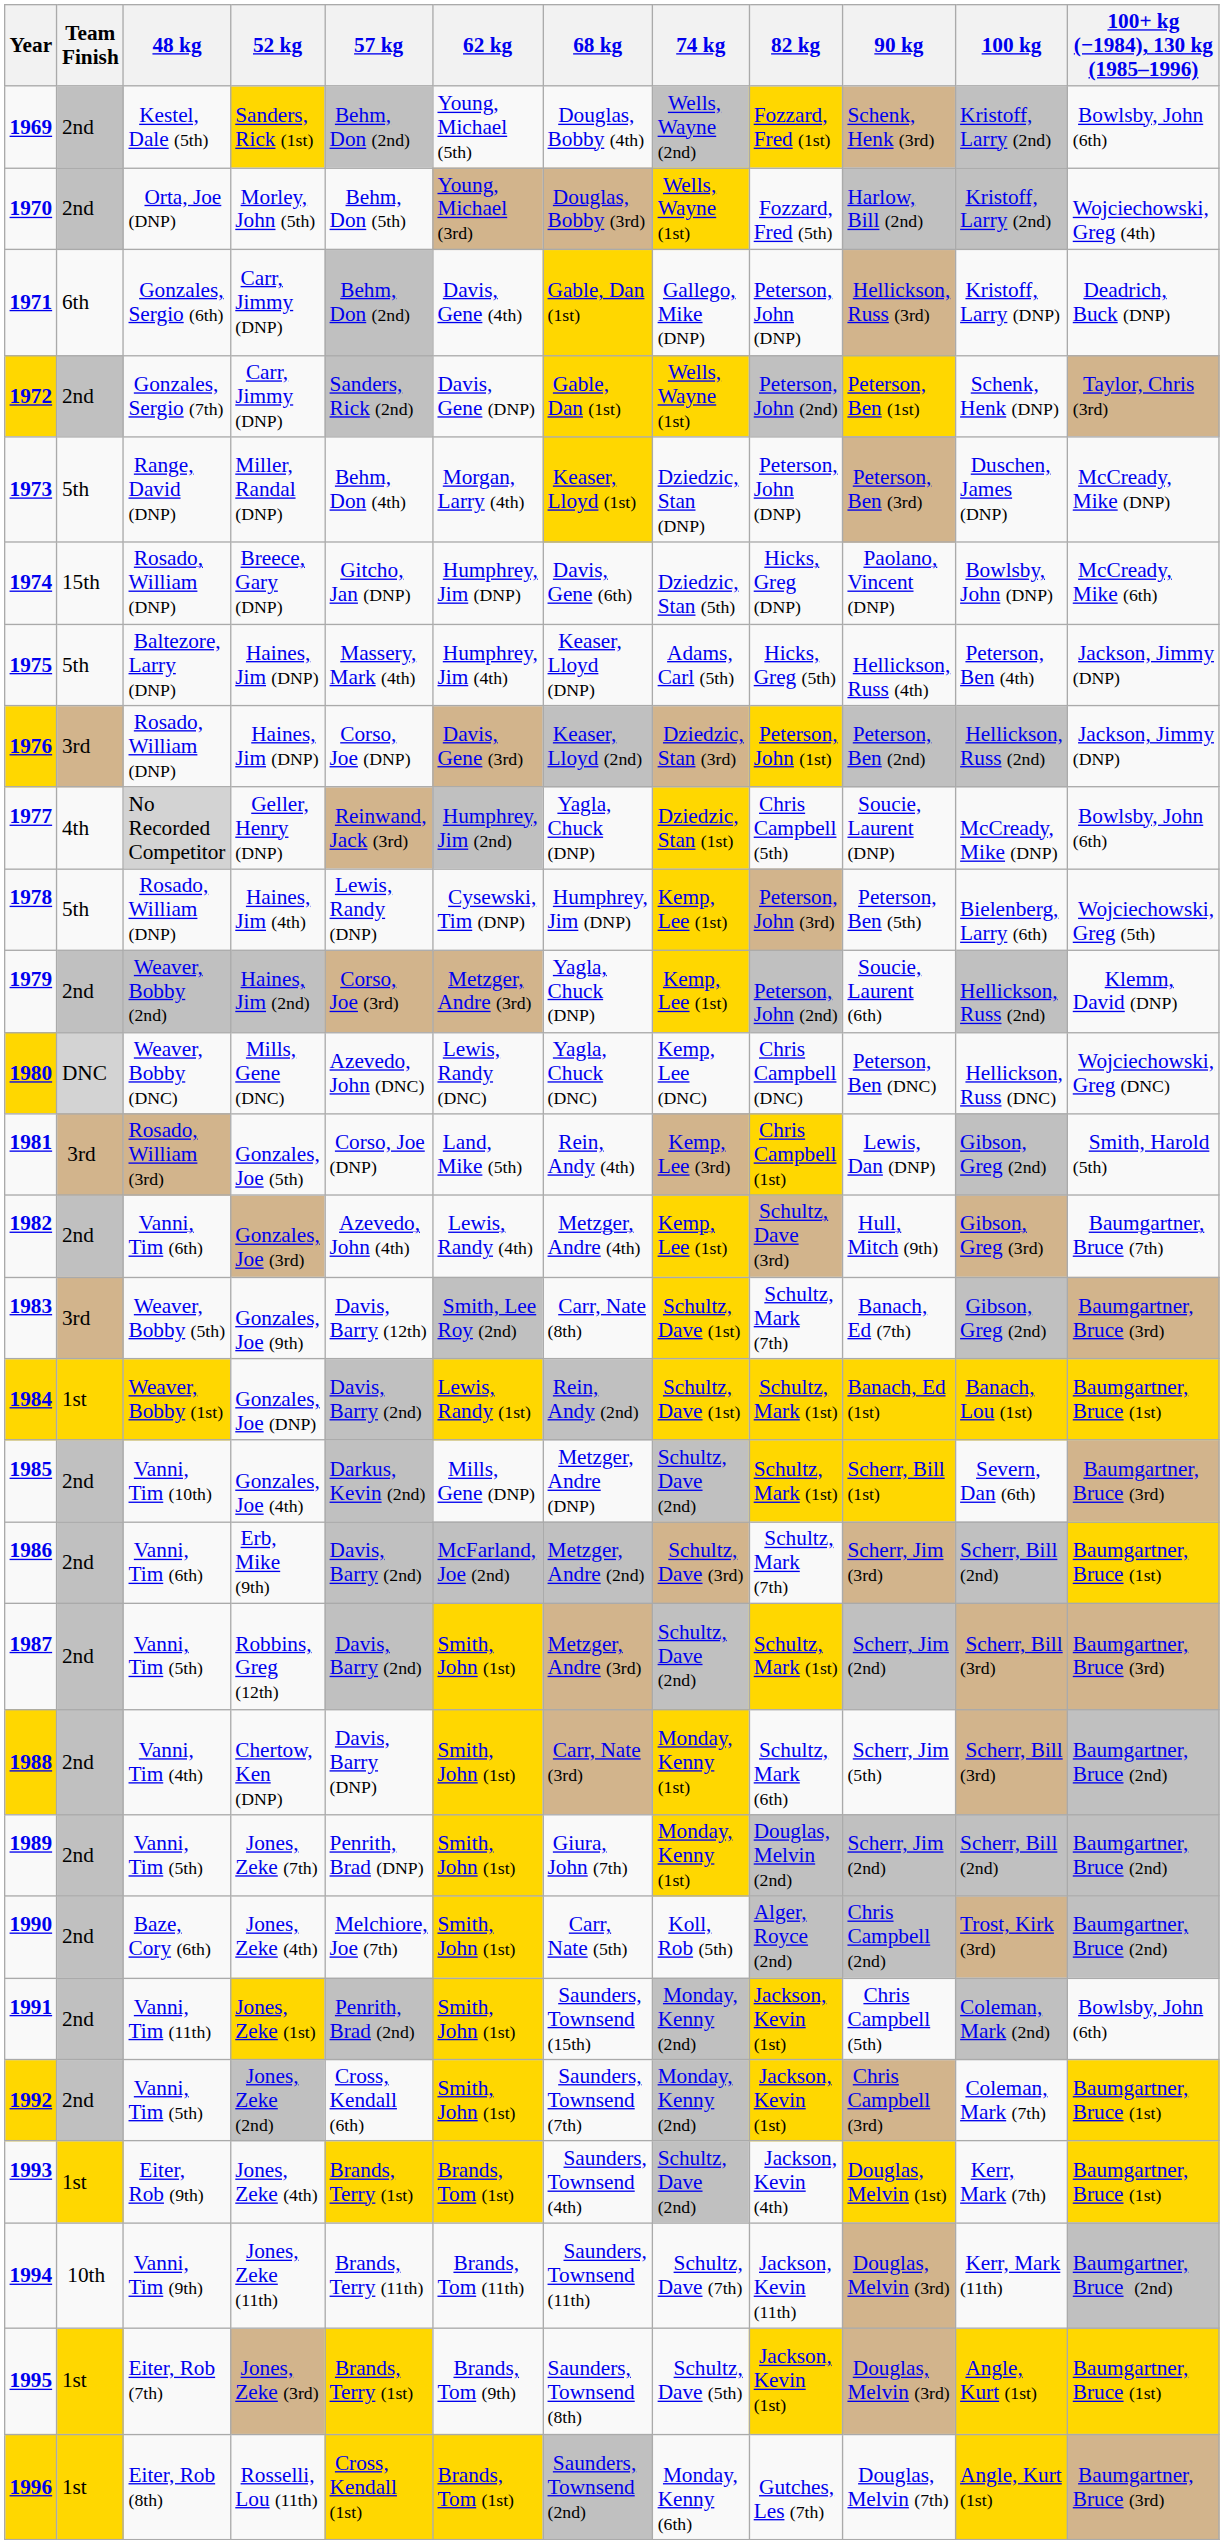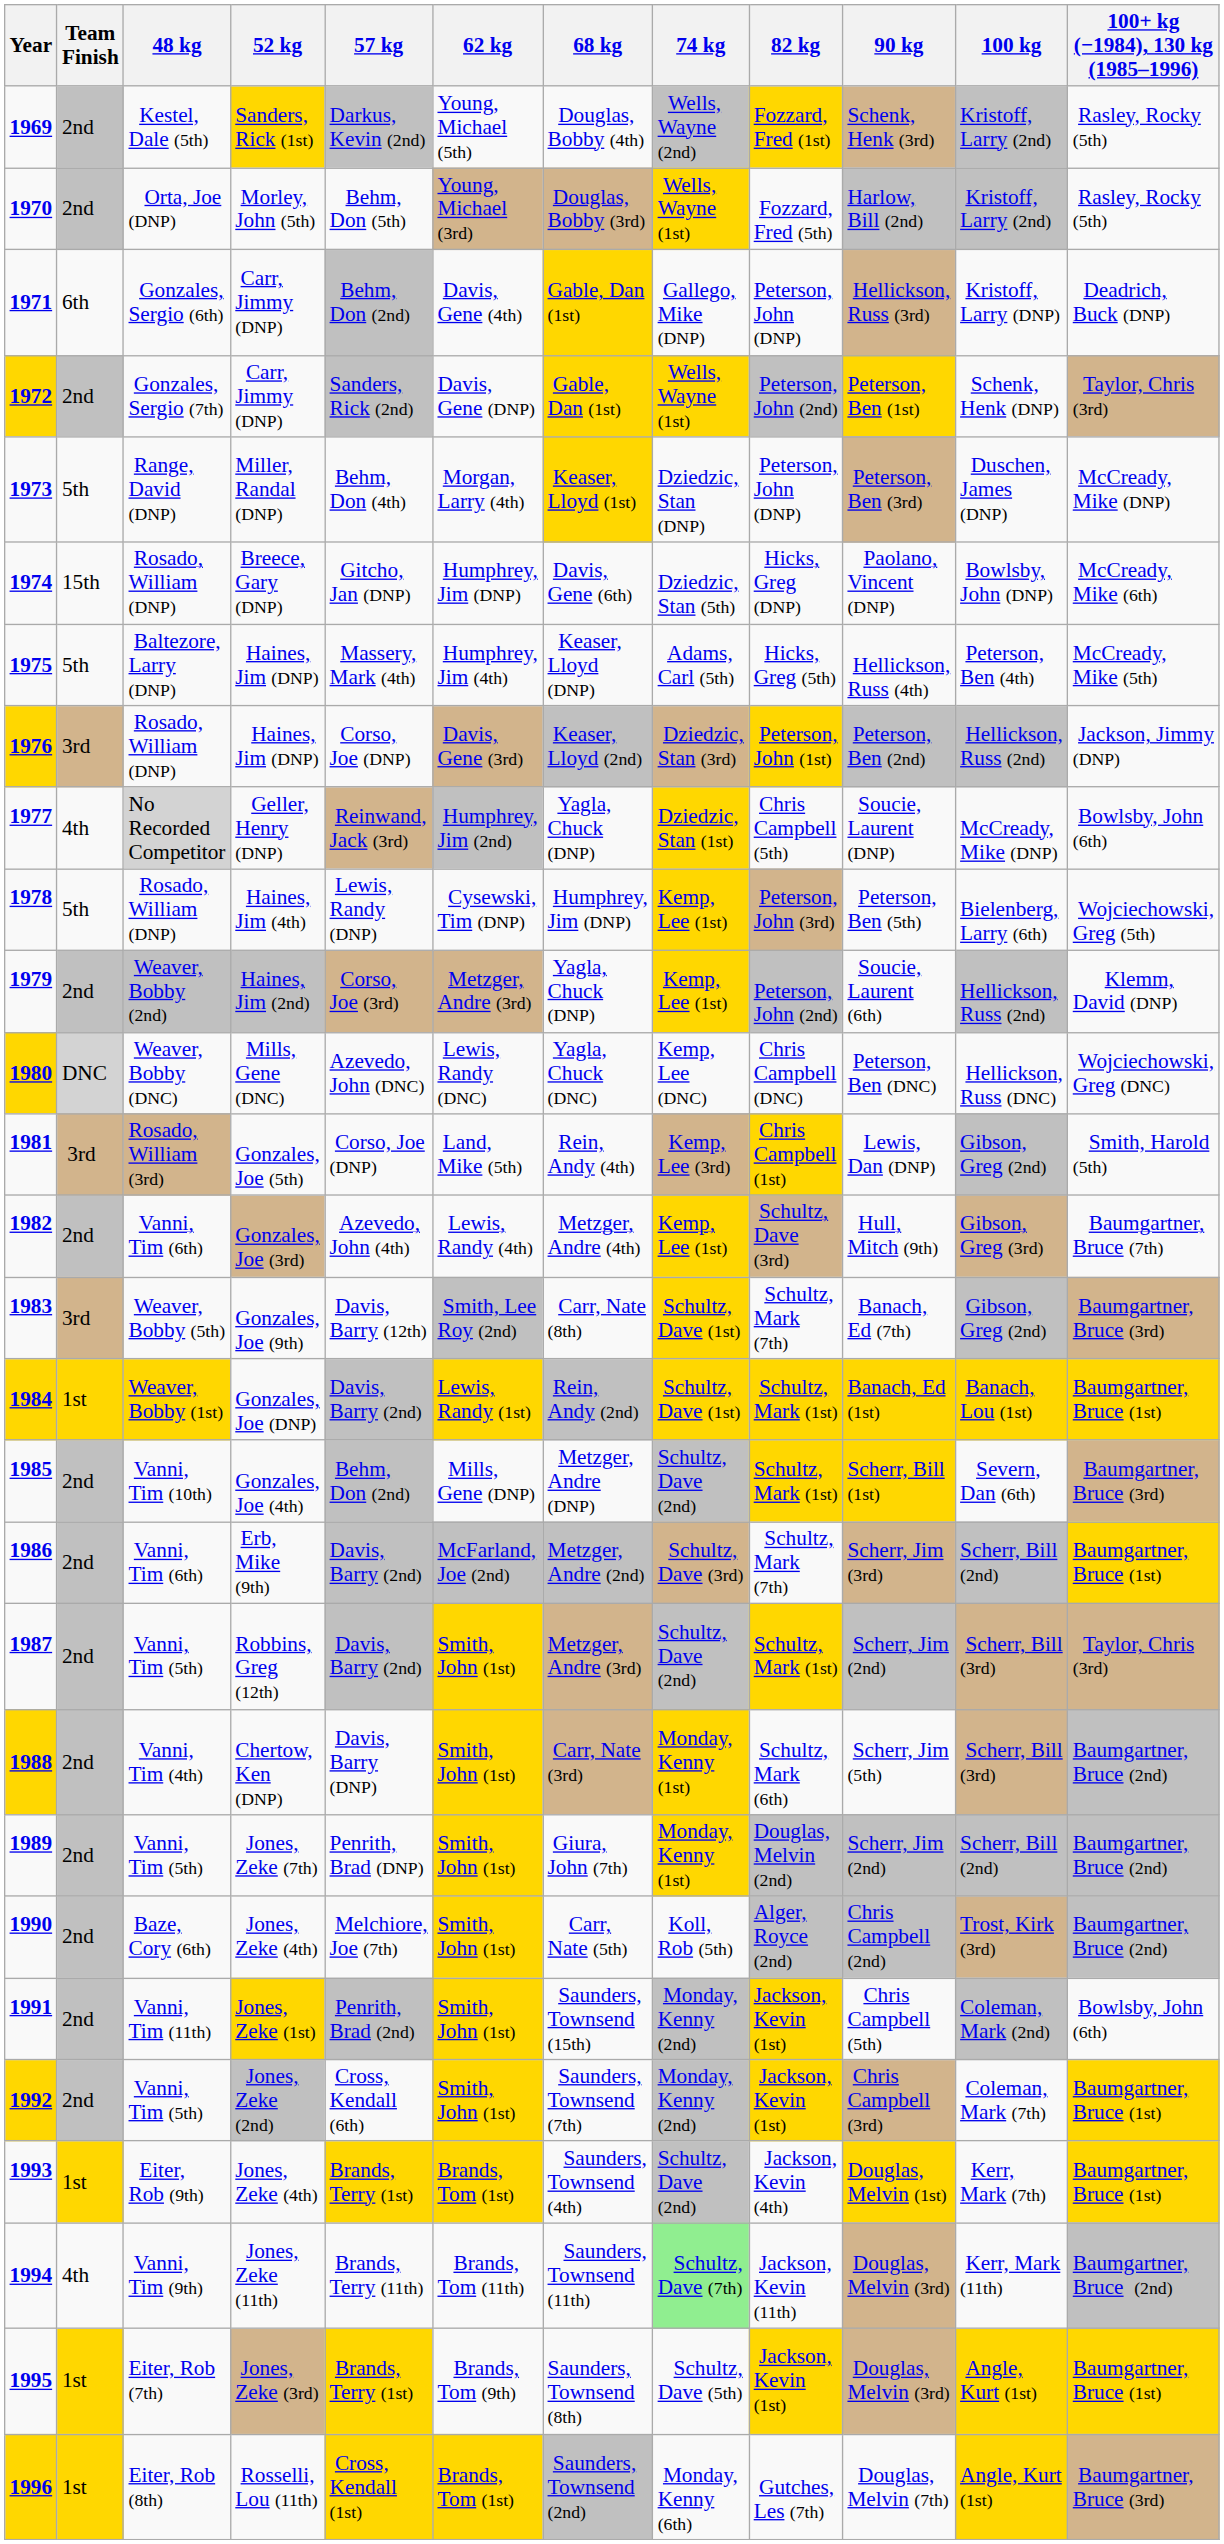(370, 126) Behm, Don (2nd) -> (377, 126) Darkus, Kevin (2nd)
(1138, 126) Bowlsby, John (6th) -> (1137, 126) Rasley, Rocky (5th)
(1141, 208) Wojciechowski, Greg (4th) -> (1137, 208) Rasley, Rocky (5th)
(1143, 664) Jackson, Jimmy (DNP) -> (1120, 664) McCready, Mike (5th)
(377, 1480) Darkus, Kevin (2nd) -> (370, 1480) Behm, Don (2nd)
(1131, 1656) Baumgartner, Bruce (3rd) -> (1133, 1656) Taylor, Chris (3rd)
(84, 2275) 10th -> (76, 2275) 4th
(700, 2275) no background -> (700, 2275) lightgreen background
